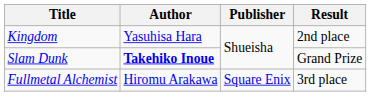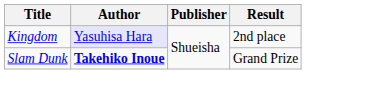(163, 36) no background -> (113, 36) lavender background
- row: (62, 79)
